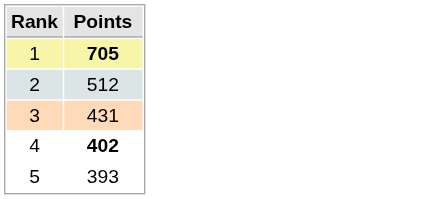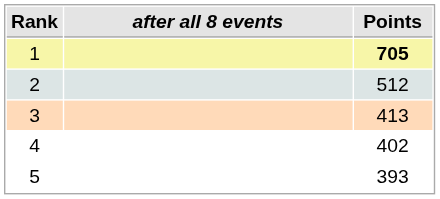+ column: (208, 22)
(103, 115) 431 -> (393, 115) 413
(103, 146) bold -> (393, 146) normal
